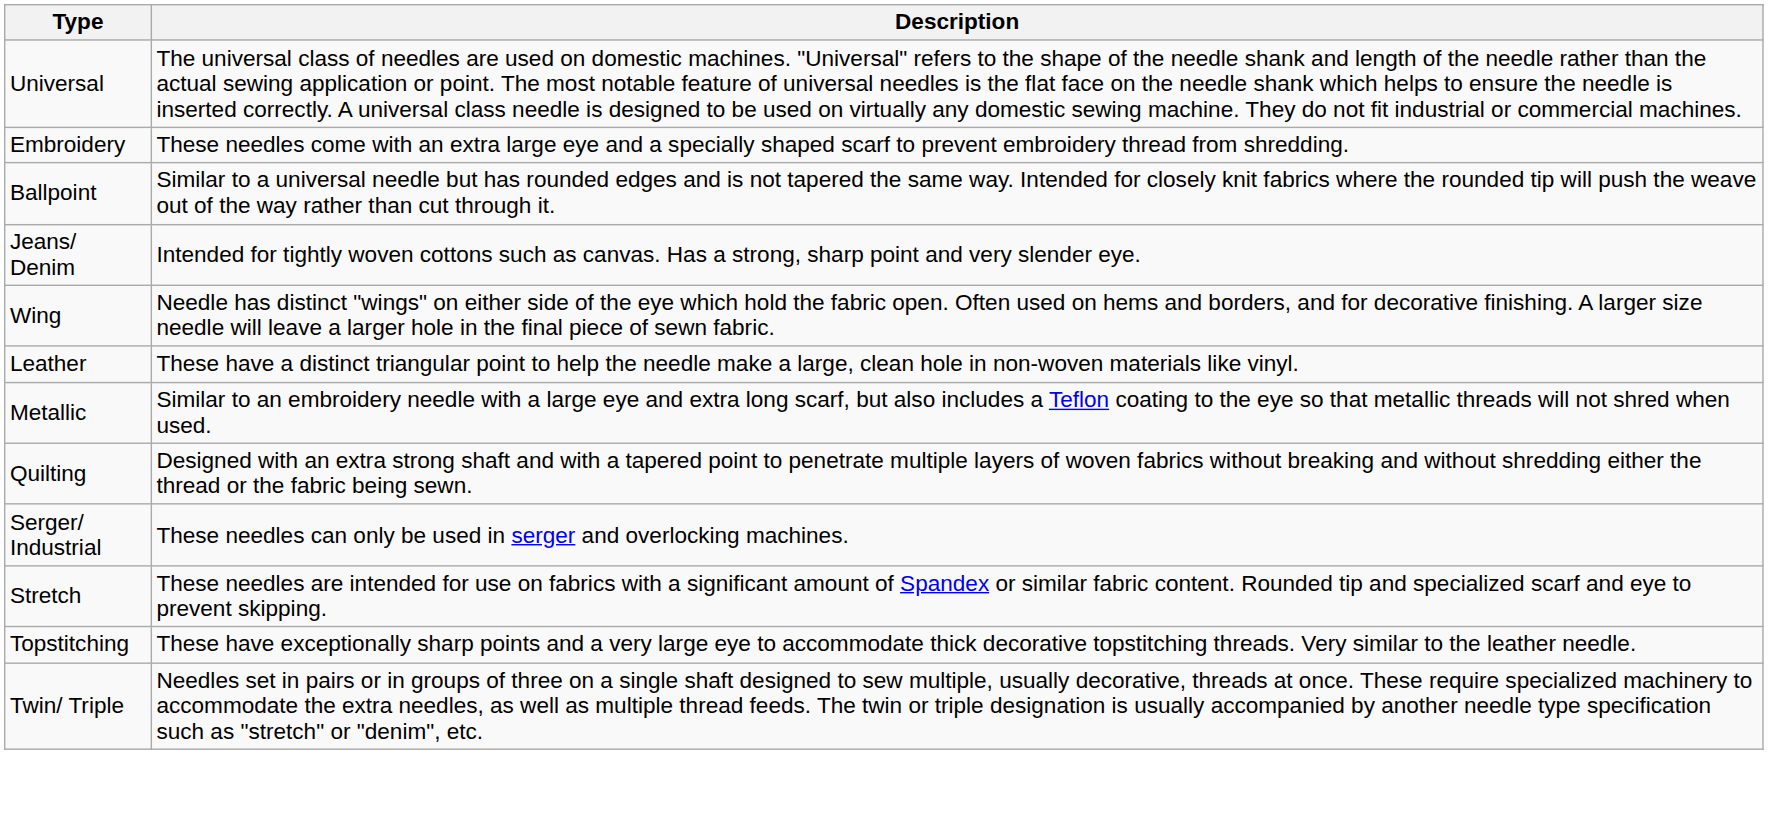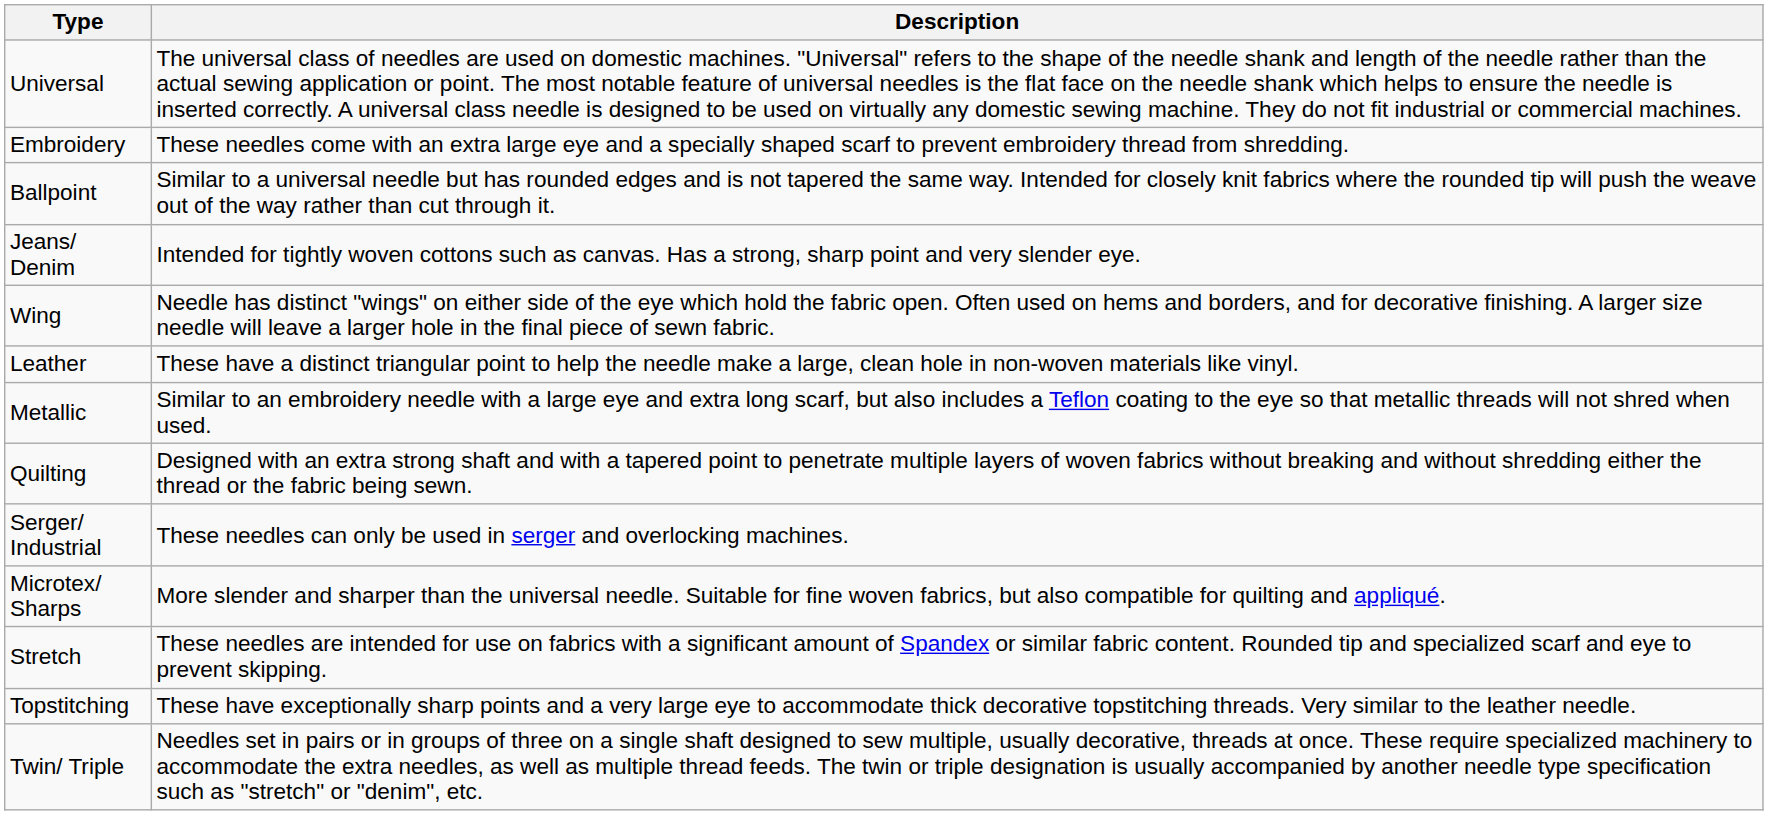+ row: (56, 595)
